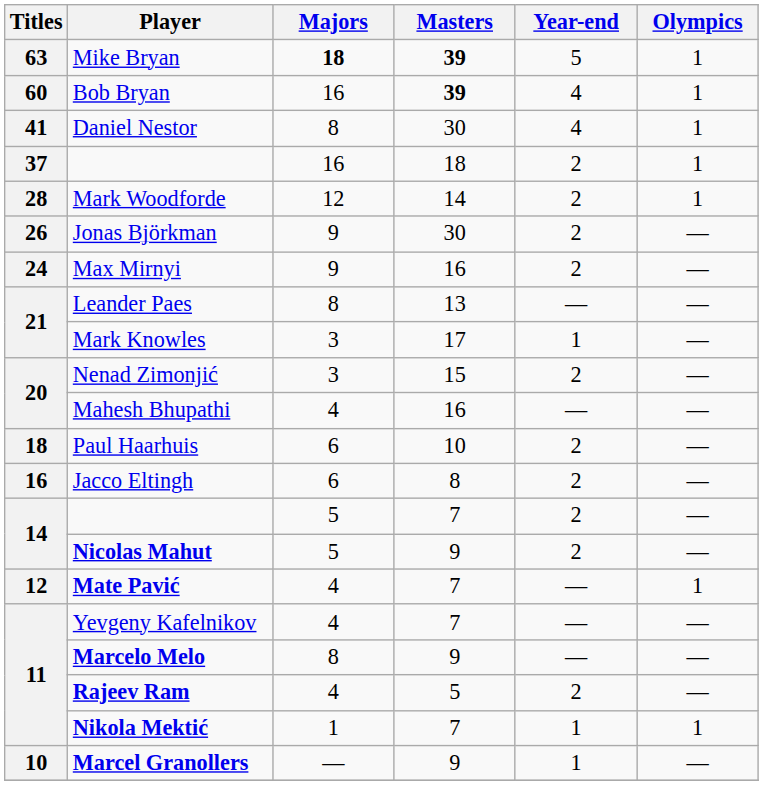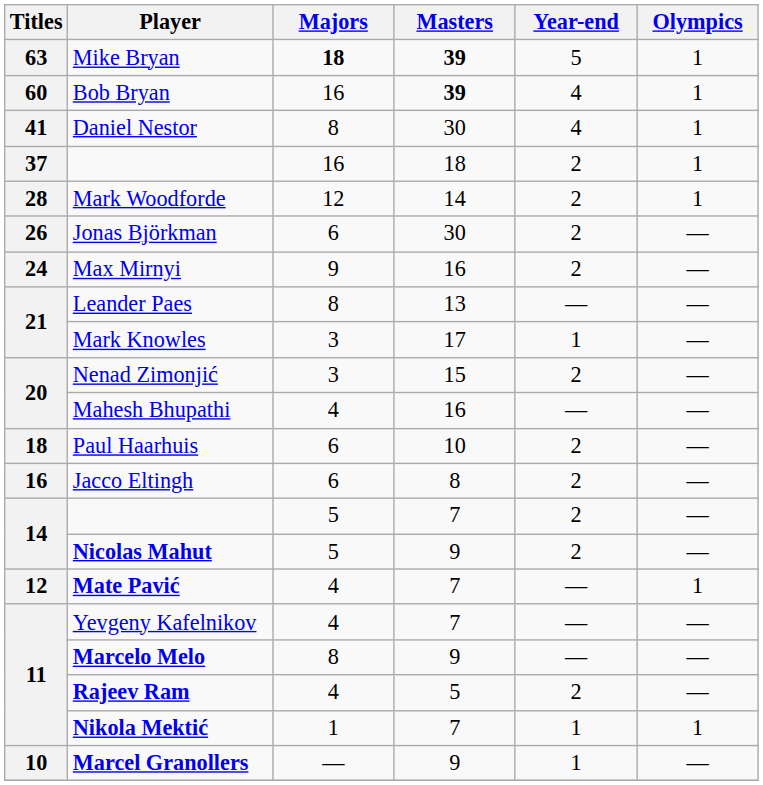(333, 233) 9 -> (333, 233) 6
